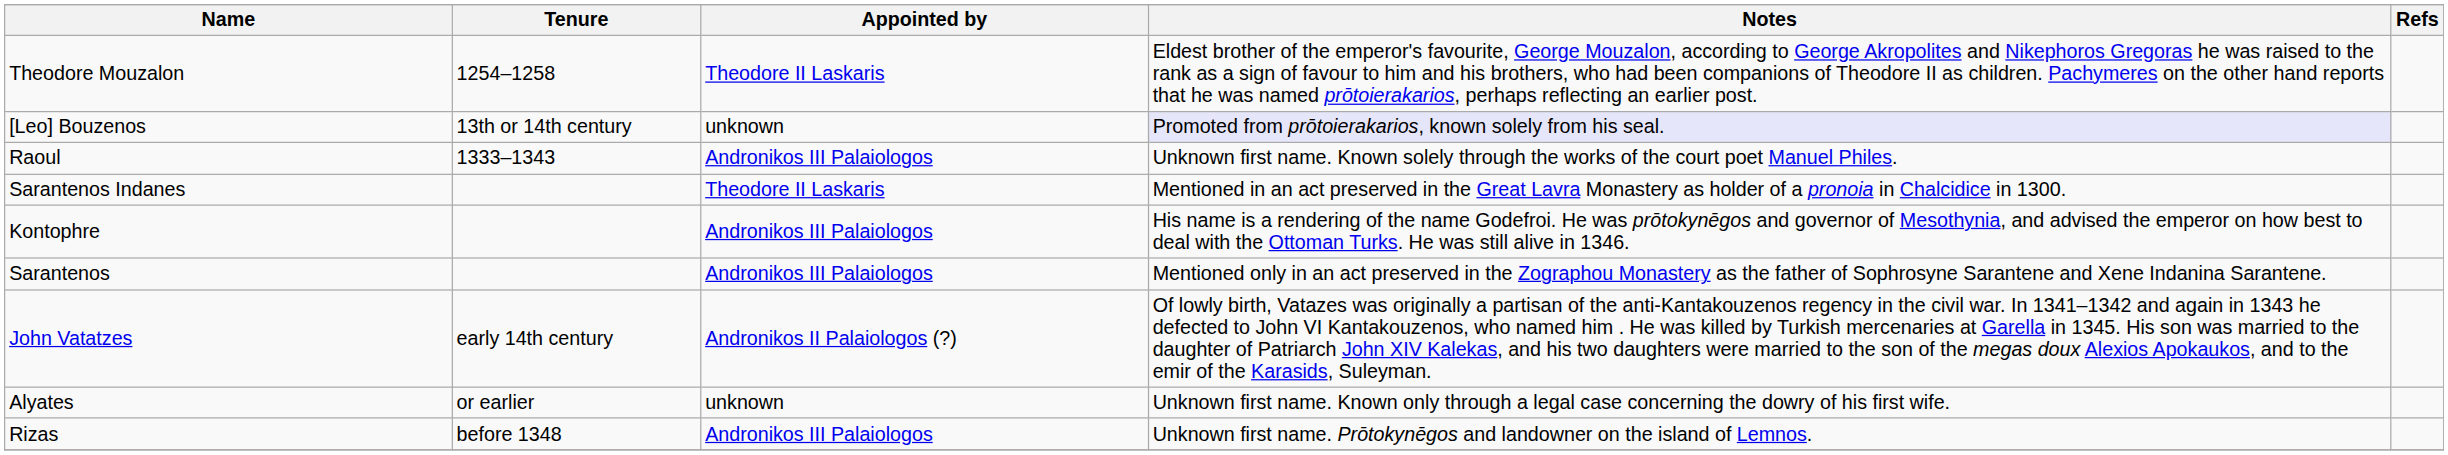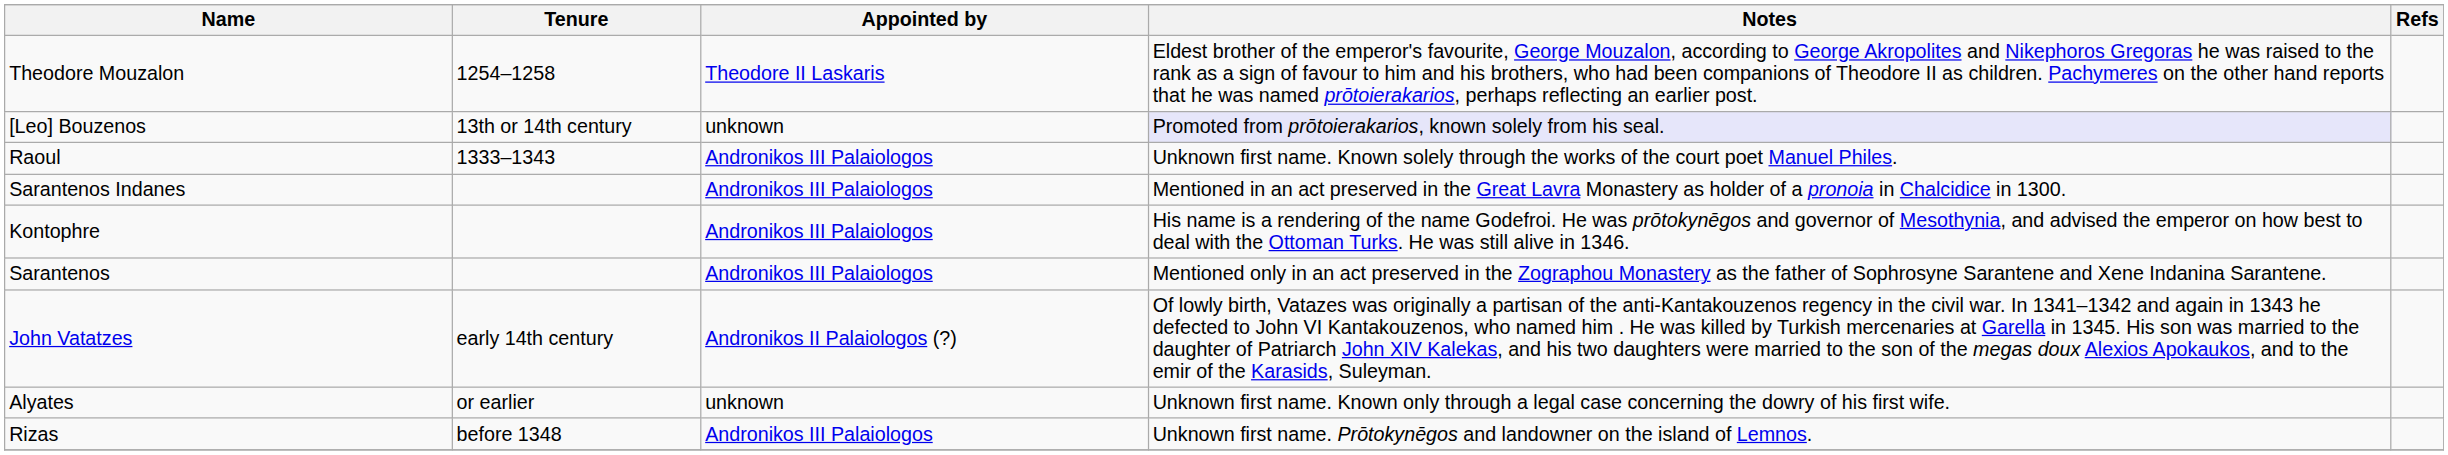(795, 189) Theodore II Laskaris -> (819, 189) Andronikos III Palaiologos
